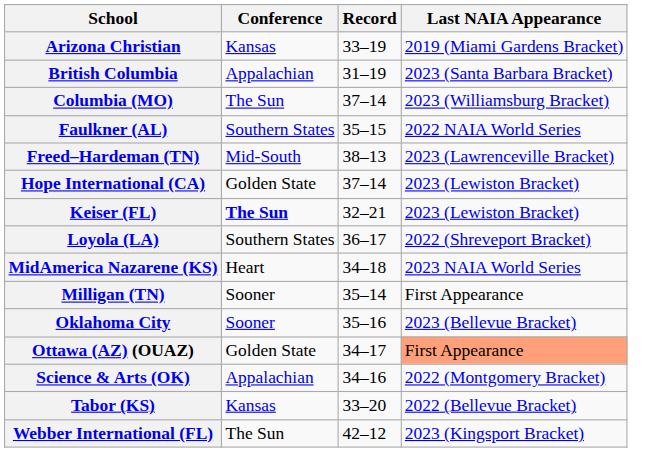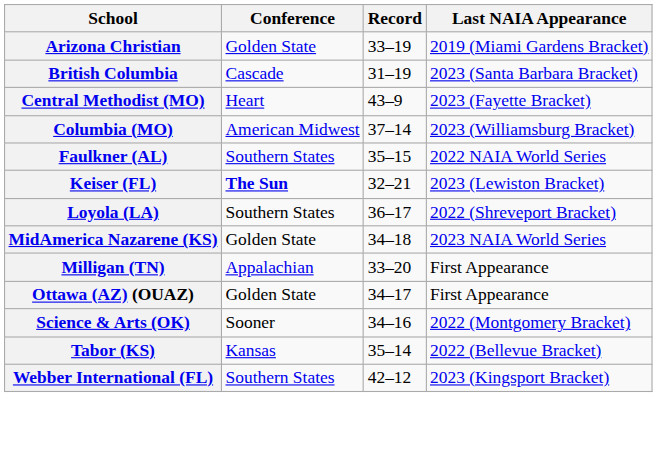(251, 45) Kansas -> (271, 45) Golden State
(270, 73) Appalachian -> (255, 73) Cascade
+ row: (113, 101)
(255, 101) The Sun -> (293, 128) American Midwest
- row: (113, 156)
- row: (113, 184)
(245, 267) Heart -> (271, 239) Golden State
(250, 294) Sooner -> (270, 267) Appalachian
(364, 294) 35–14 -> (390, 267) 33–20
- row: (113, 322)
(464, 350) lightsalmon background -> (489, 294) no background
(270, 377) Appalachian -> (250, 322) Sooner
(364, 405) 33–20 -> (390, 350) 35–14
(255, 433) The Sun -> (280, 377) Southern States
